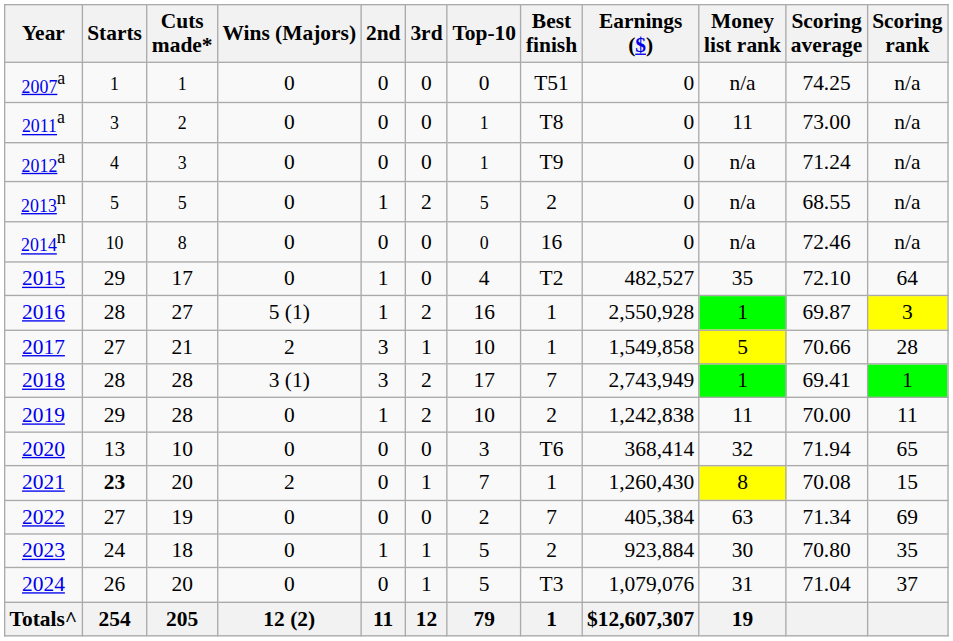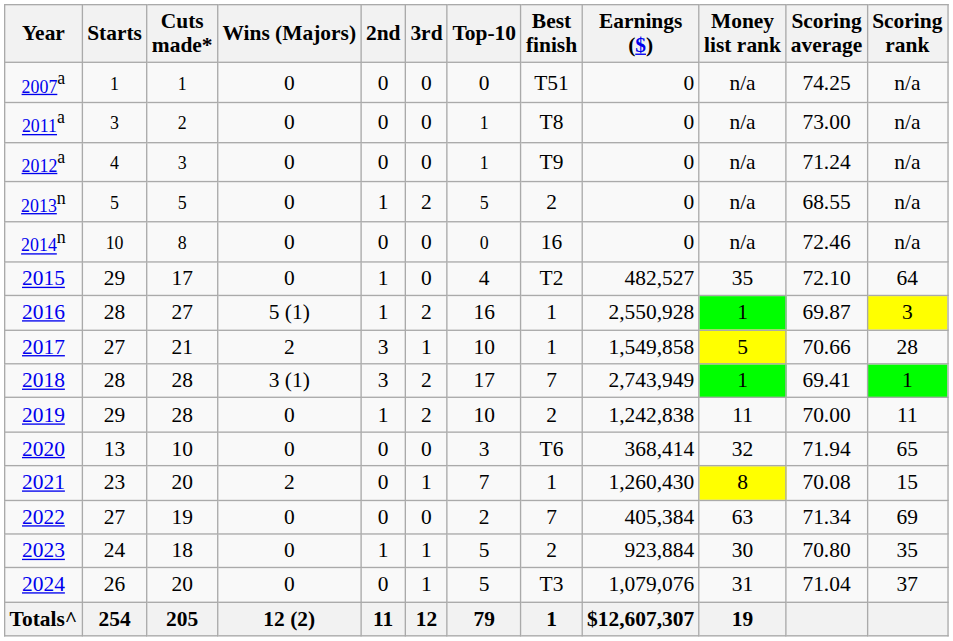(743, 122) 11 -> (743, 122) n/a
(115, 482) bold -> (115, 482) normal
